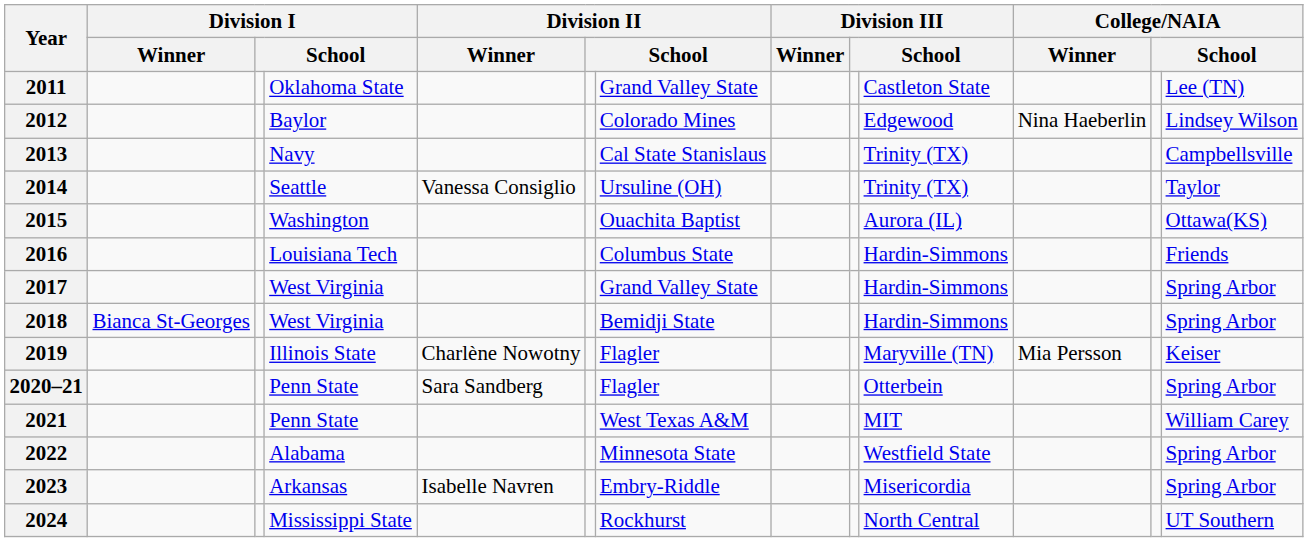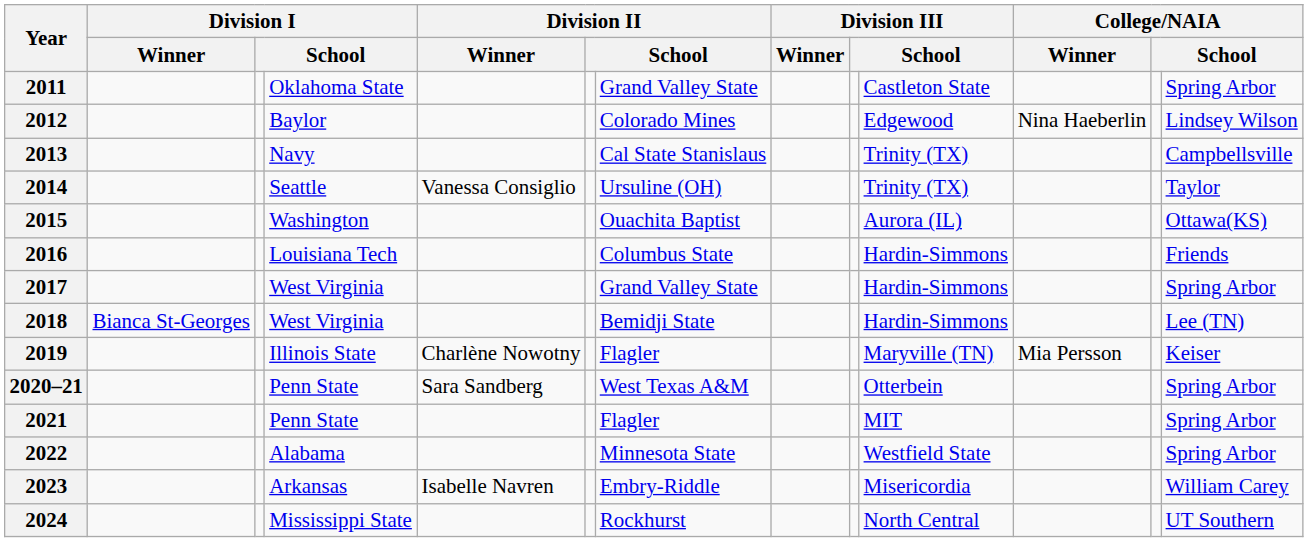(1205, 87) Lee (TN) -> (1221, 87) Spring Arbor
(1221, 320) Spring Arbor -> (1205, 320) Lee (TN)
(629, 386) Flagler -> (674, 386) West Texas A&M
(674, 420) West Texas A&M -> (629, 420) Flagler
(1227, 420) William Carey -> (1221, 420) Spring Arbor
(1221, 486) Spring Arbor -> (1227, 486) William Carey
